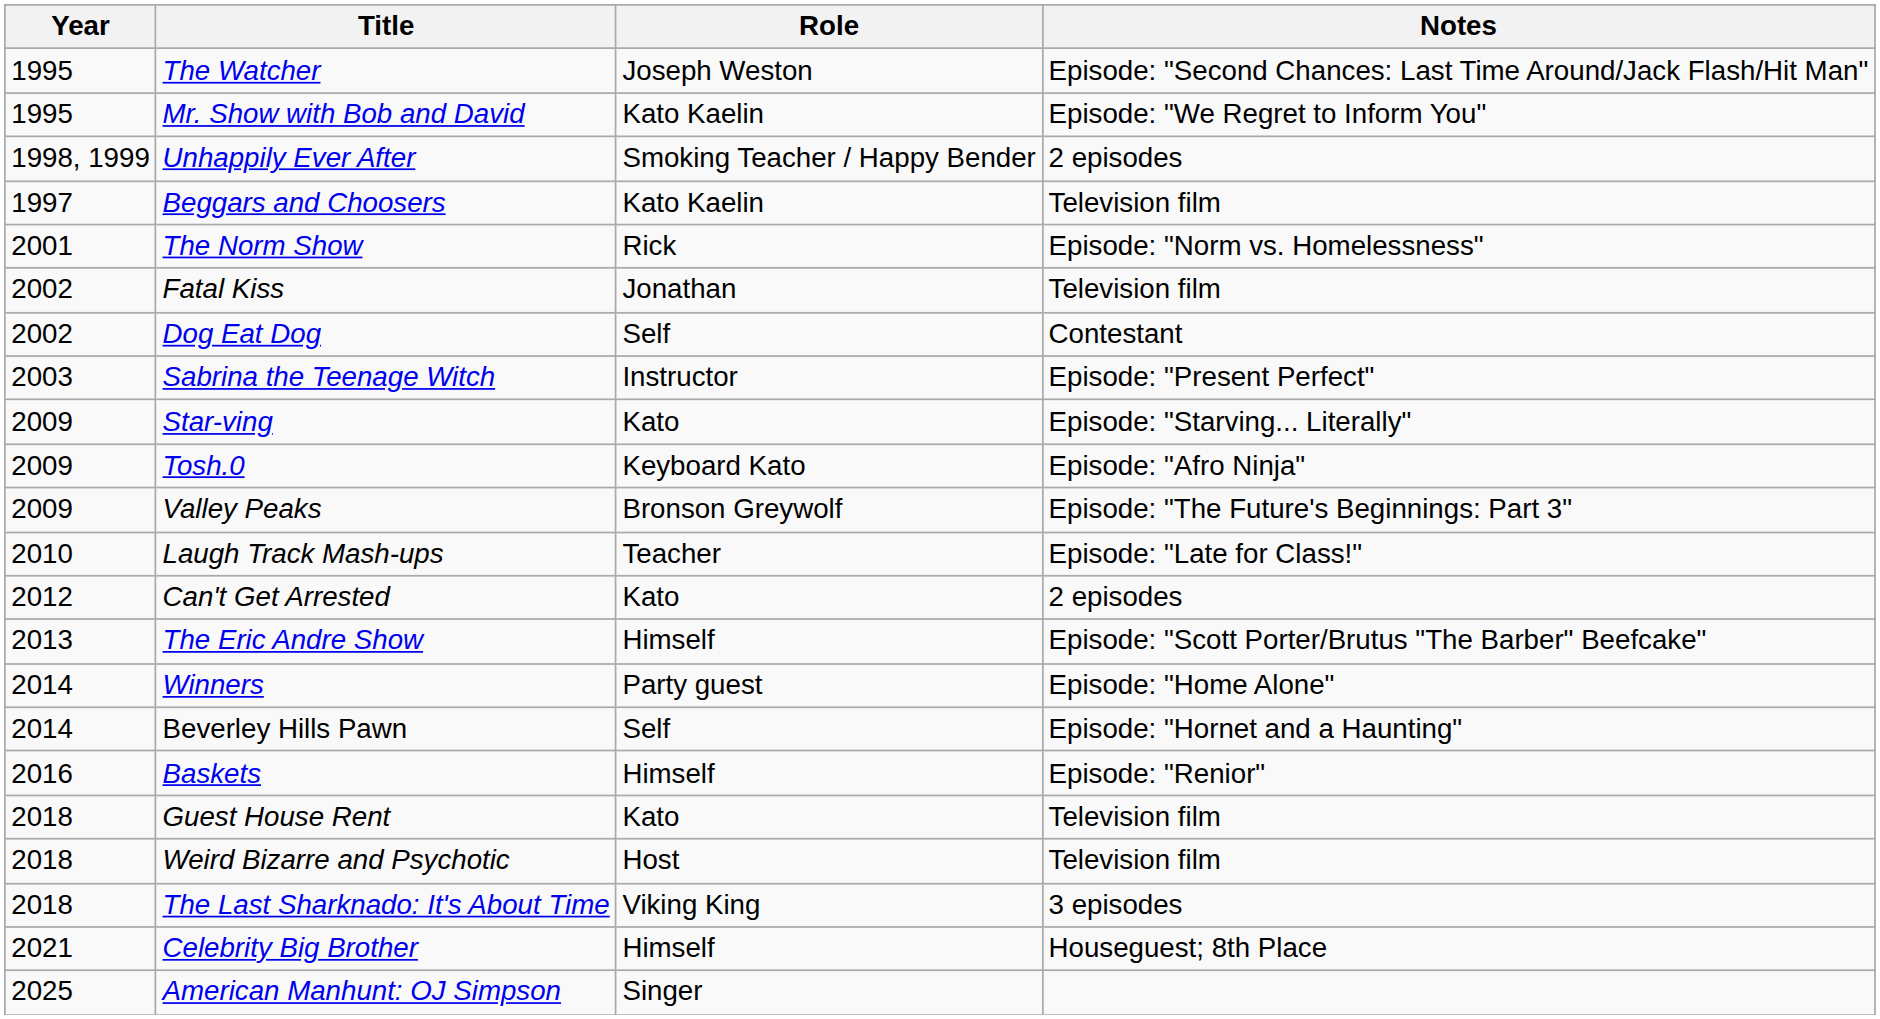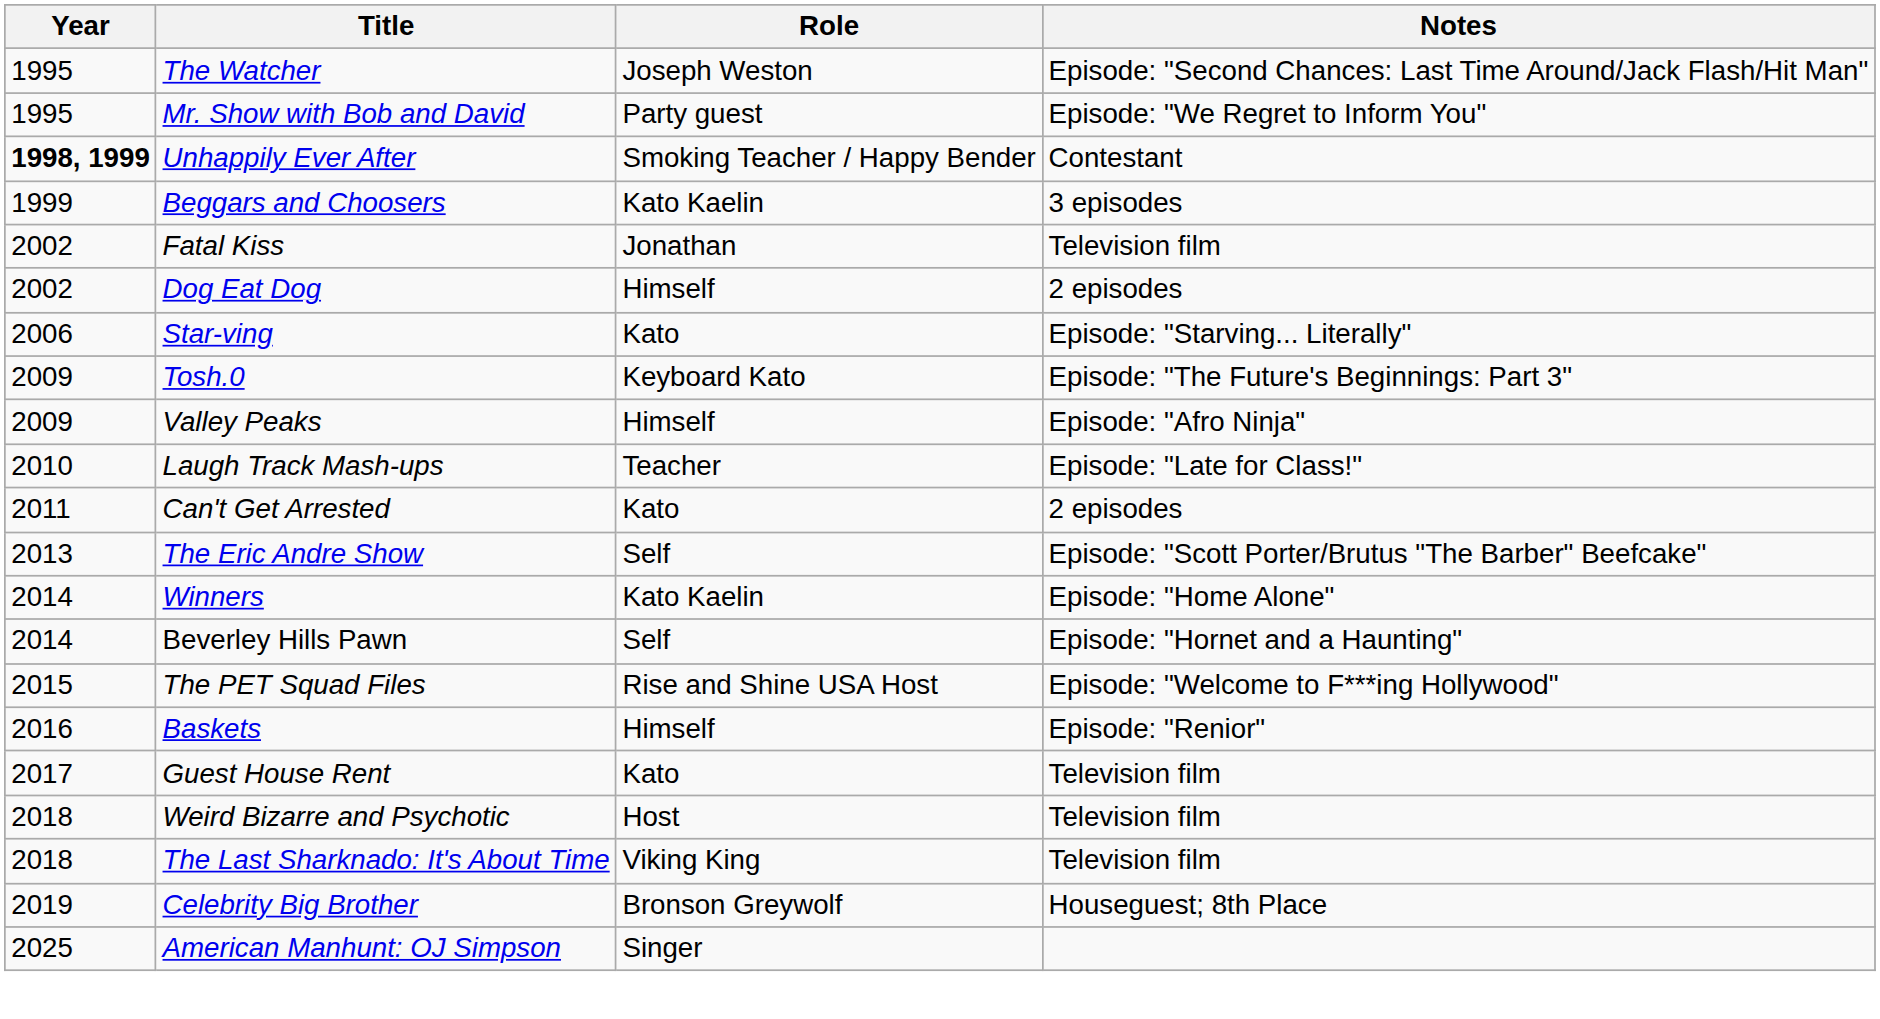(693, 114) Kato Kaelin -> (692, 114) Party guest
(81, 158) normal -> (81, 158) bold
(1116, 158) 2 episodes -> (1116, 158) Contestant
(42, 202) 1997 -> (42, 202) 1999
(1135, 202) Television film -> (1116, 202) 3 episodes
- row: (263, 245)
(646, 333) Self -> (669, 289) Himself
(1116, 333) Contestant -> (1116, 289) 2 episodes
- row: (329, 377)
(42, 421) 2009 -> (42, 333) 2006
(1177, 465) Episode: "Afro Ninja" -> (1310, 377) Episode: "The Future's Beginnings: Part 3"
(732, 509) Bronson Greywolf -> (669, 421) Himself
(1310, 509) Episode: "The Future's Beginnings: Part 3" -> (1177, 421) Episode: "Afro Ninja"
(42, 597) 2012 -> (41, 509) 2011
(669, 641) Himself -> (646, 553) Self
(692, 684) Party guest -> (693, 597) Kato Kaelin
+ row: (294, 684)
(42, 816) 2018 -> (42, 772) 2017
(1116, 904) 3 episodes -> (1135, 860) Television film
(42, 948) 2021 -> (42, 904) 2019
(669, 948) Himself -> (732, 904) Bronson Greywolf
